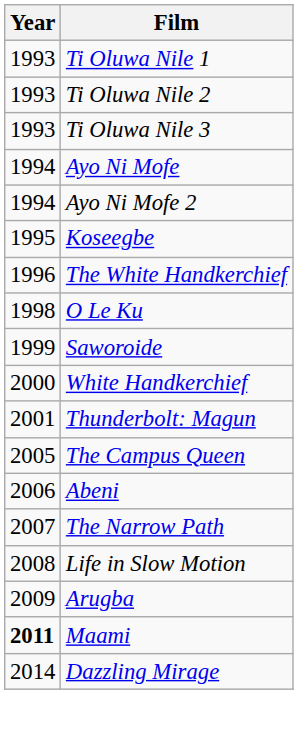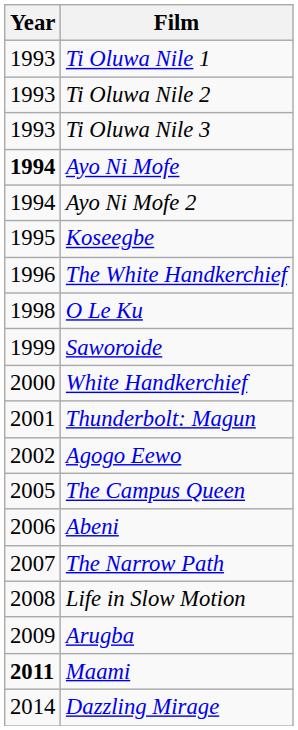(33, 166) normal -> (33, 166) bold
+ row: (124, 454)
